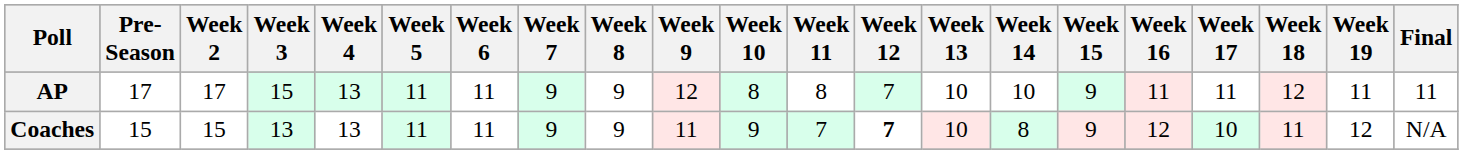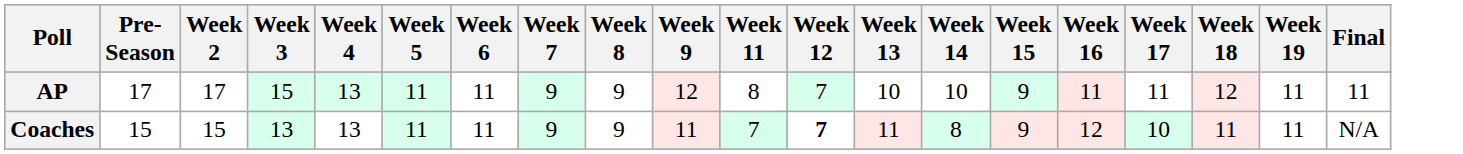- column: (754, 38)
(956, 130) 10 -> (889, 130) 11
(1361, 130) 12 -> (1293, 130) 11
